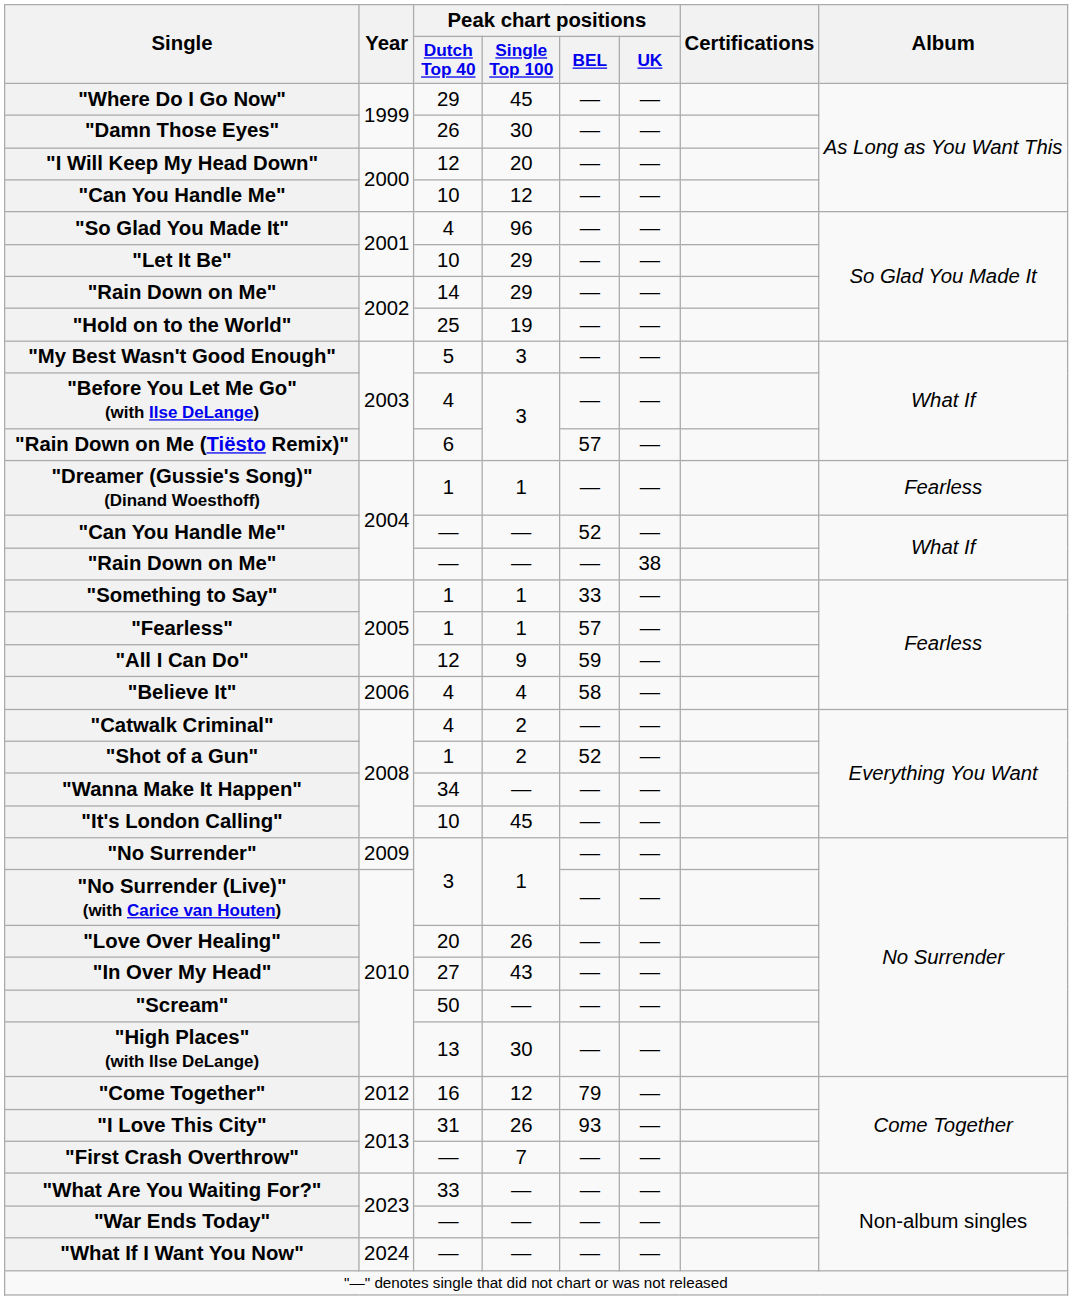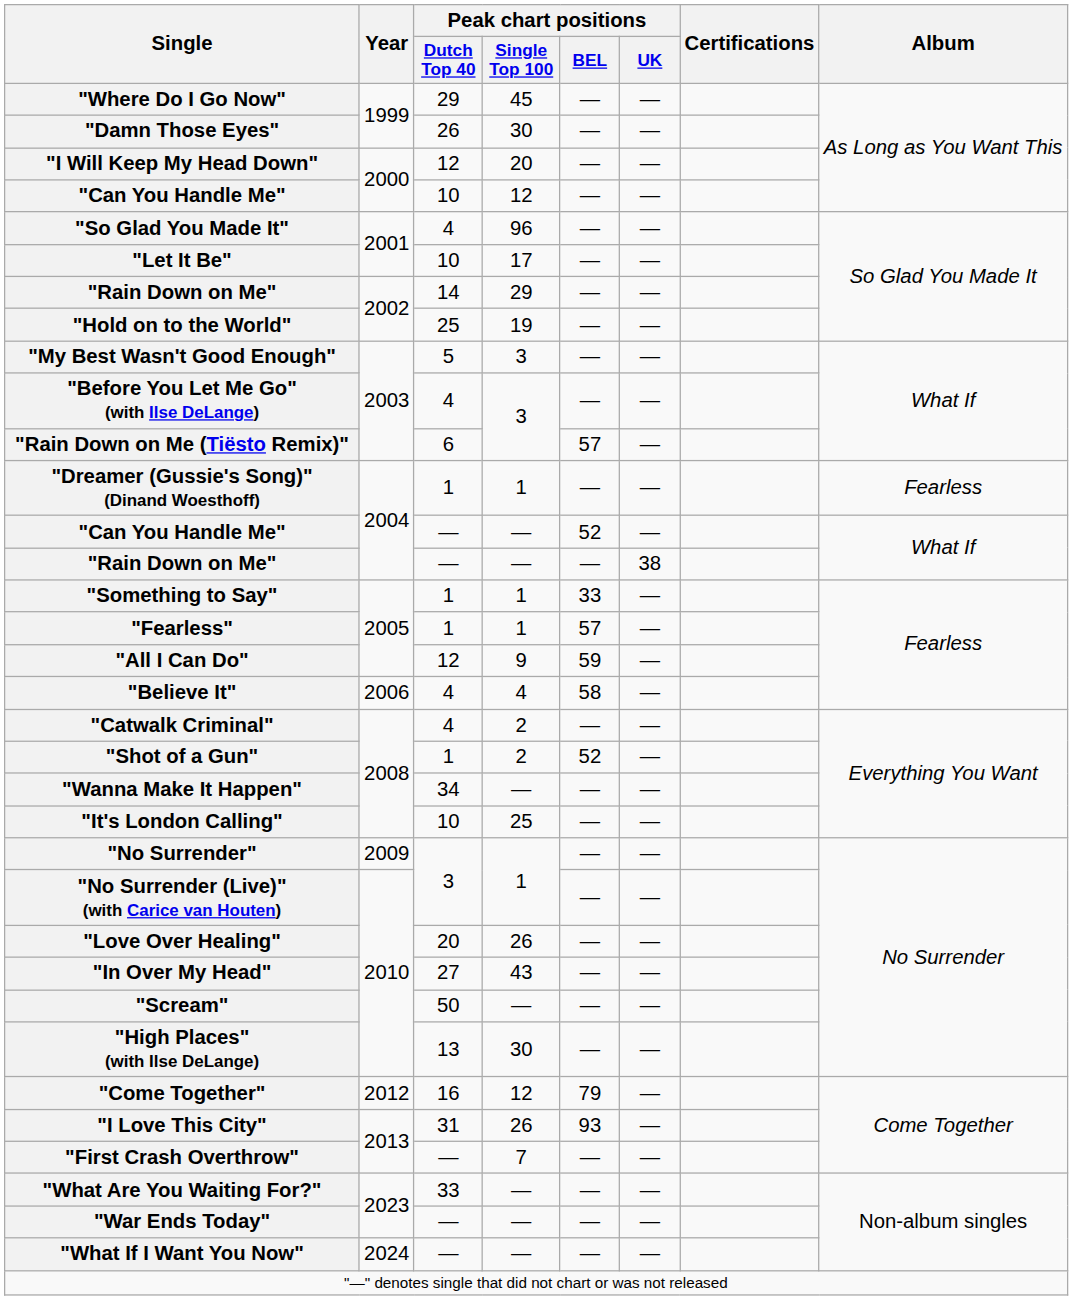(521, 260) 29 -> (521, 260) 17
(521, 821) 45 -> (521, 821) 25
